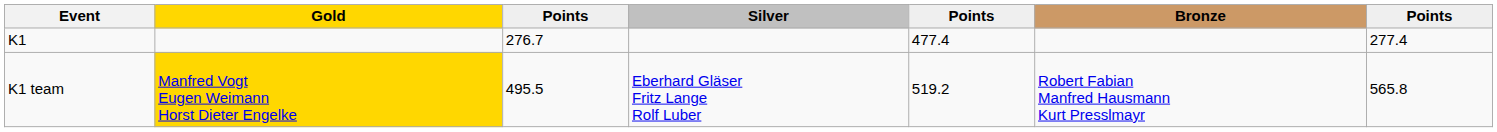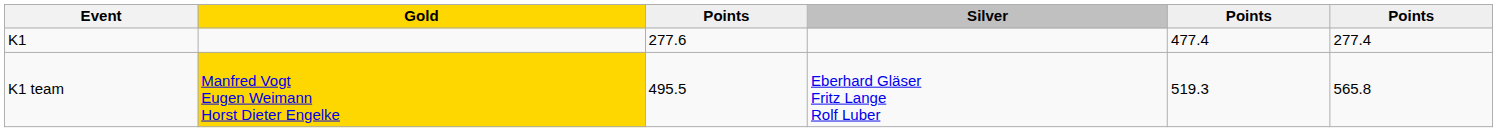- column: (1200, 16)
(525, 40) 276.7 -> (667, 40) 277.6
(931, 89) 519.2 -> (1190, 89) 519.3
